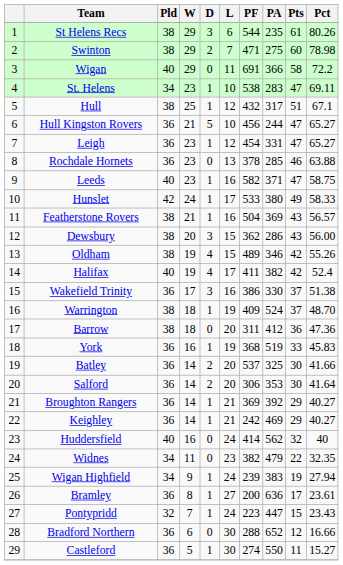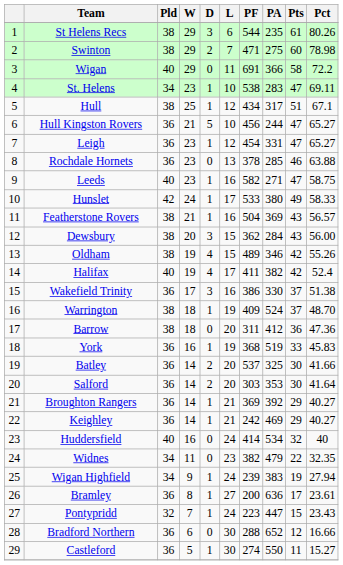(251, 106) 432 -> (251, 106) 434
(274, 180) 371 -> (274, 180) 271
(274, 236) 286 -> (274, 236) 284
(251, 384) 306 -> (251, 384) 303
(274, 439) 562 -> (274, 439) 534
